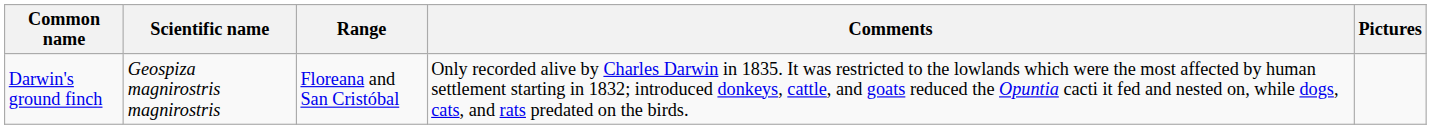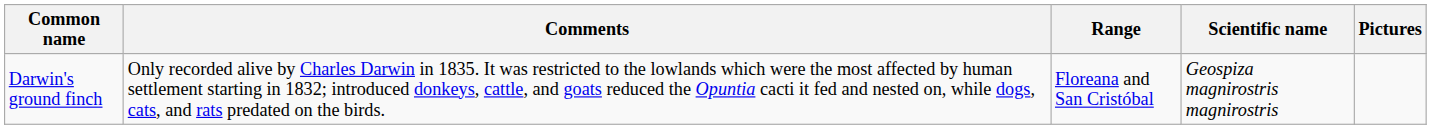columns swapped: (210, 29) <-> (891, 29)
